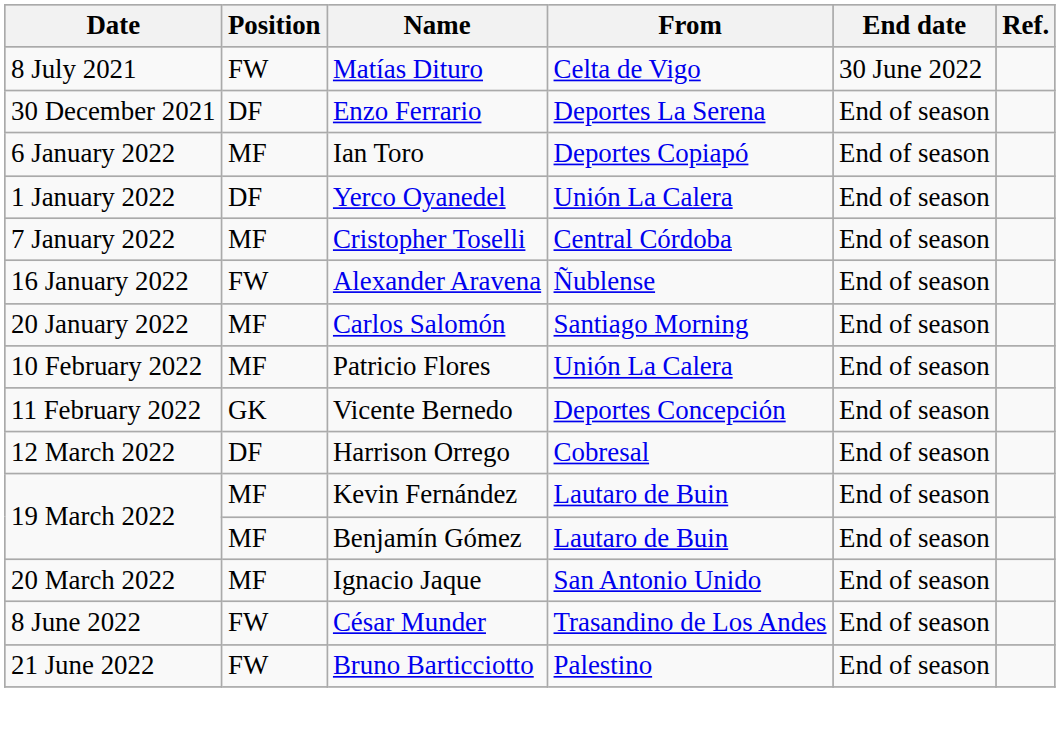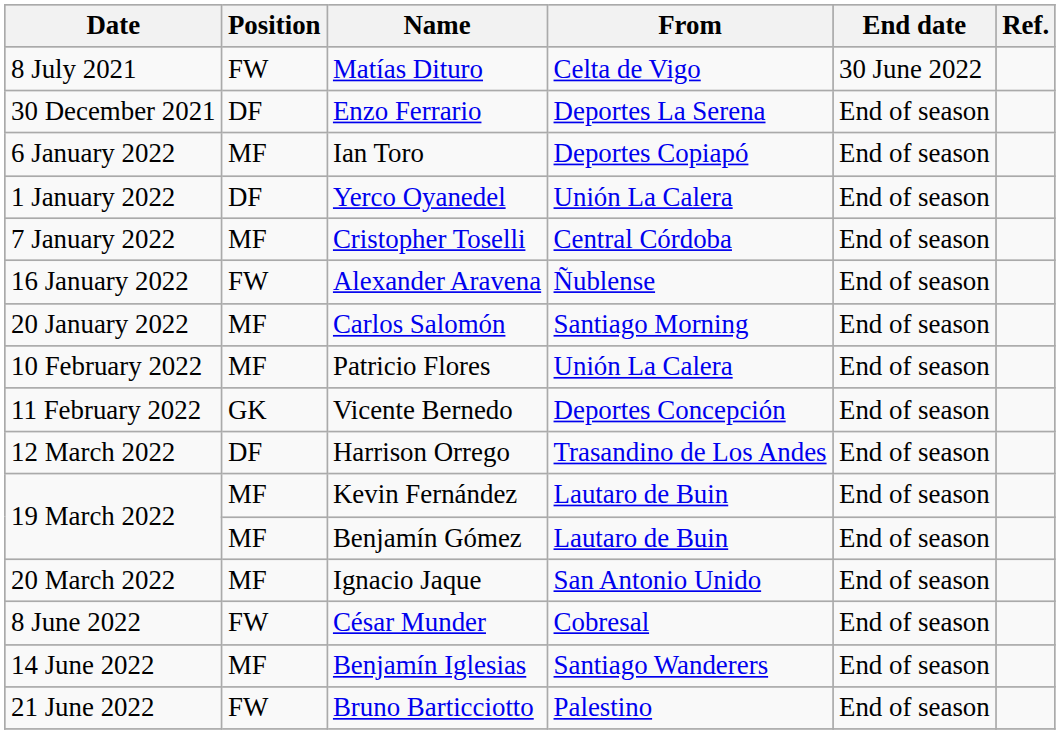(601, 452) Cobresal -> (690, 452) Trasandino de Los Andes
(690, 622) Trasandino de Los Andes -> (601, 622) Cobresal
+ row: (430, 665)
